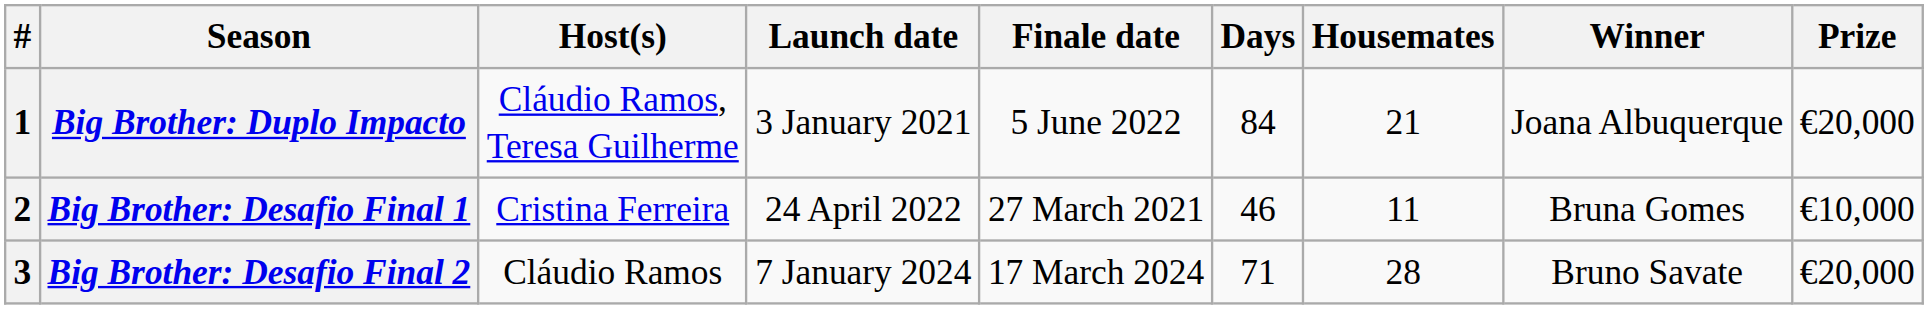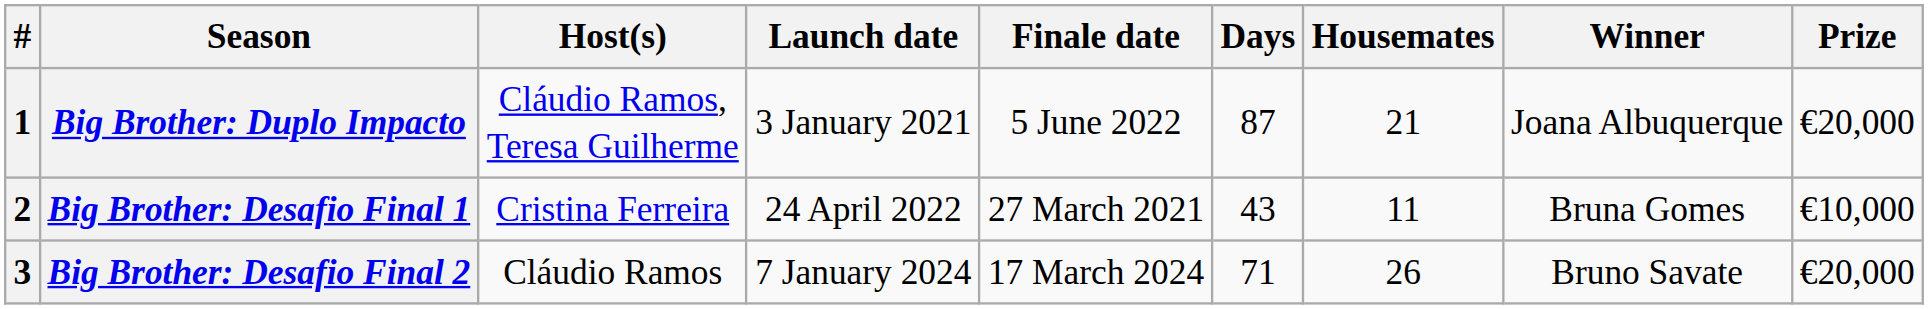(1258, 122) 84 -> (1258, 122) 87
(1258, 208) 46 -> (1258, 208) 43
(1403, 271) 28 -> (1403, 271) 26
